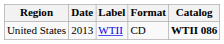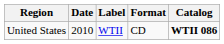(82, 30) 2013 -> (82, 30) 2010
